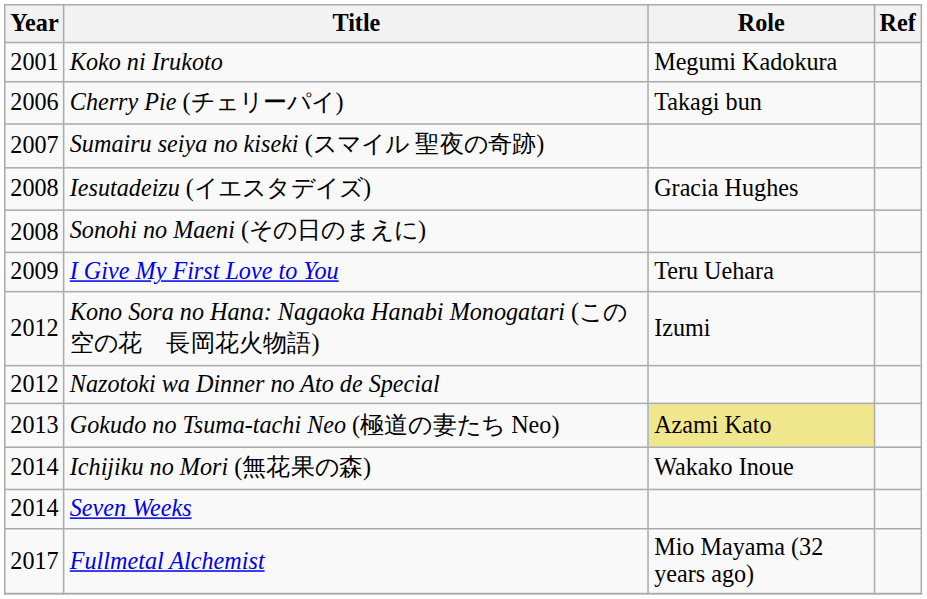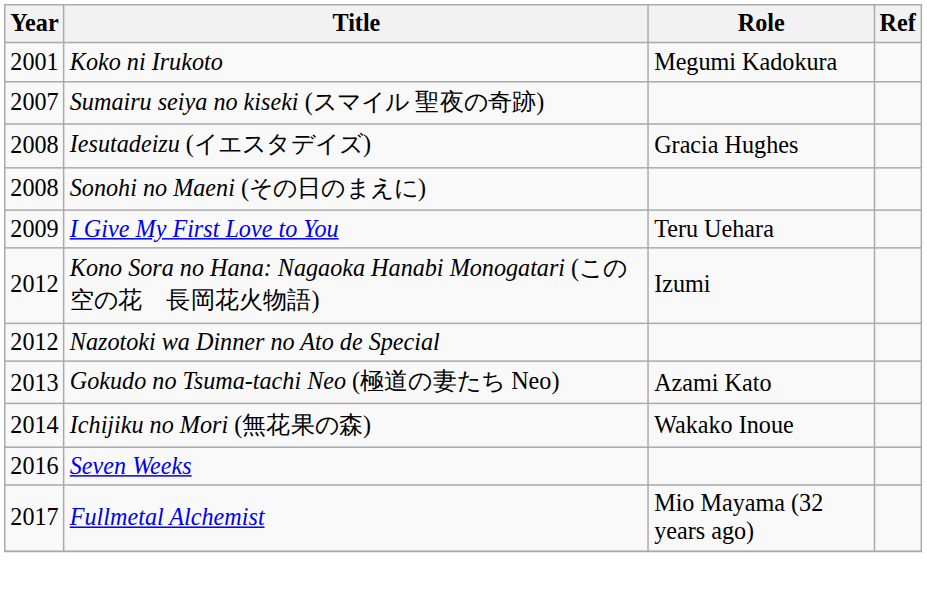- row: (207, 101)
(713, 425) khaki background -> (713, 382) no background
(34, 508) 2014 -> (34, 465) 2016
